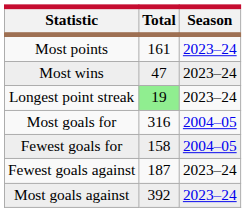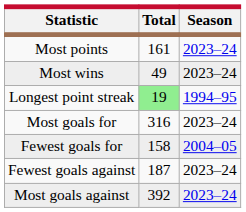(159, 73) 47 -> (159, 73) 49
(210, 97) 2023–24 -> (210, 97) 1994–95
(210, 122) 2004–05 -> (210, 122) 2023–24
